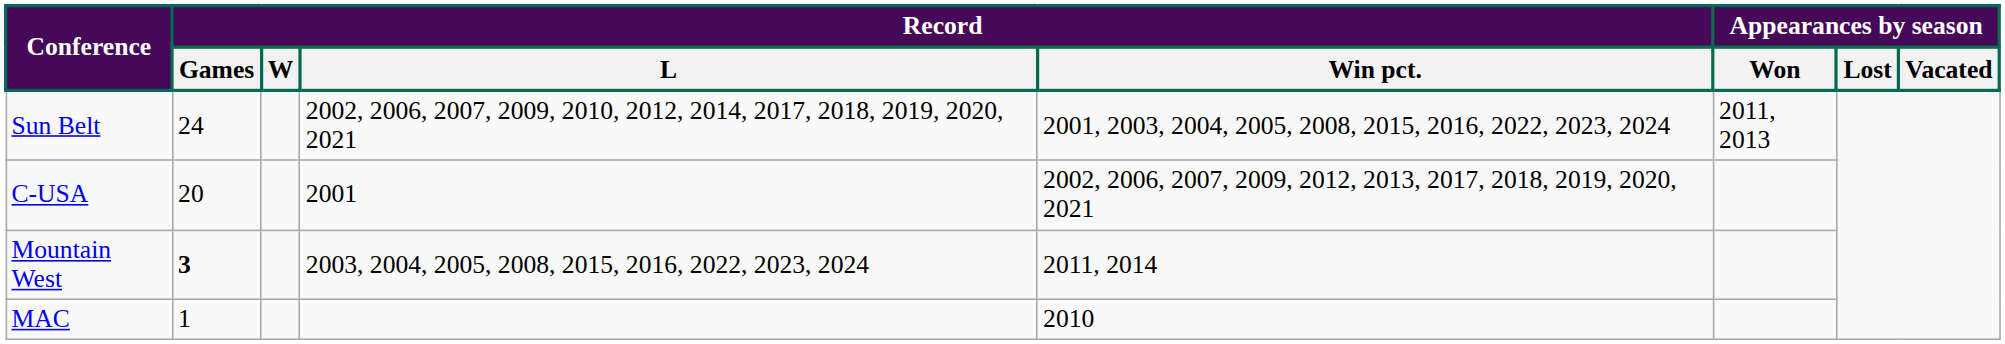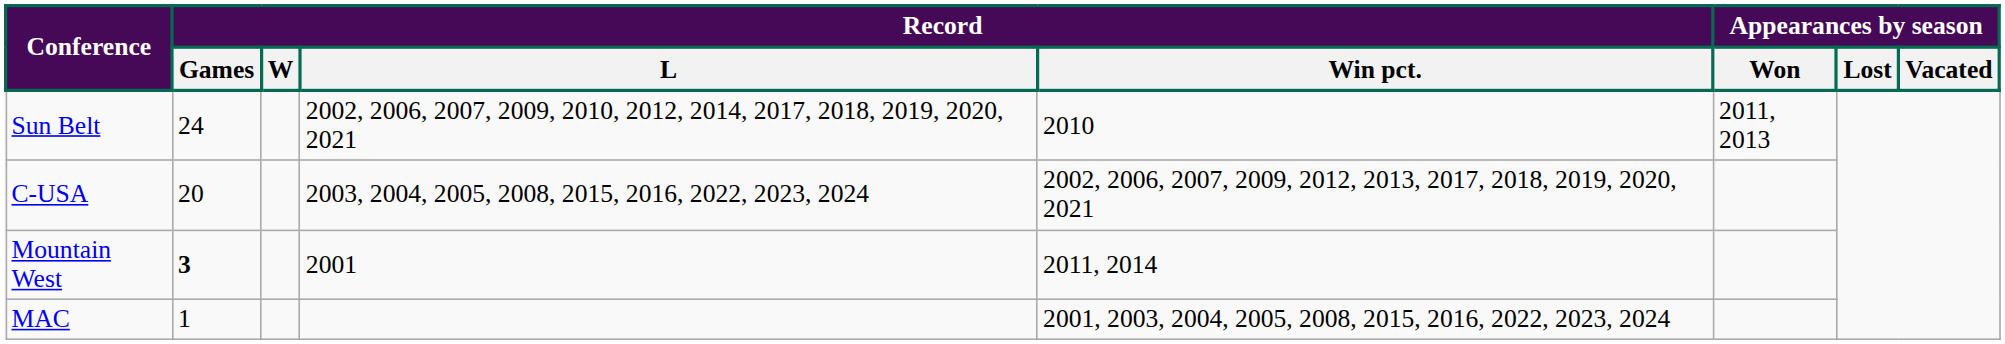(1357, 125) 2001, 2003, 2004, 2005, 2008, 2015, 2016, 2022, 2023, 2024 -> (1069, 125) 2010
(331, 194) 2001 -> (587, 194) 2003, 2004, 2005, 2008, 2015, 2016, 2022, 2023, 2024
(587, 264) 2003, 2004, 2005, 2008, 2015, 2016, 2022, 2023, 2024 -> (331, 264) 2001
(1069, 318) 2010 -> (1357, 318) 2001, 2003, 2004, 2005, 2008, 2015, 2016, 2022, 2023, 2024
